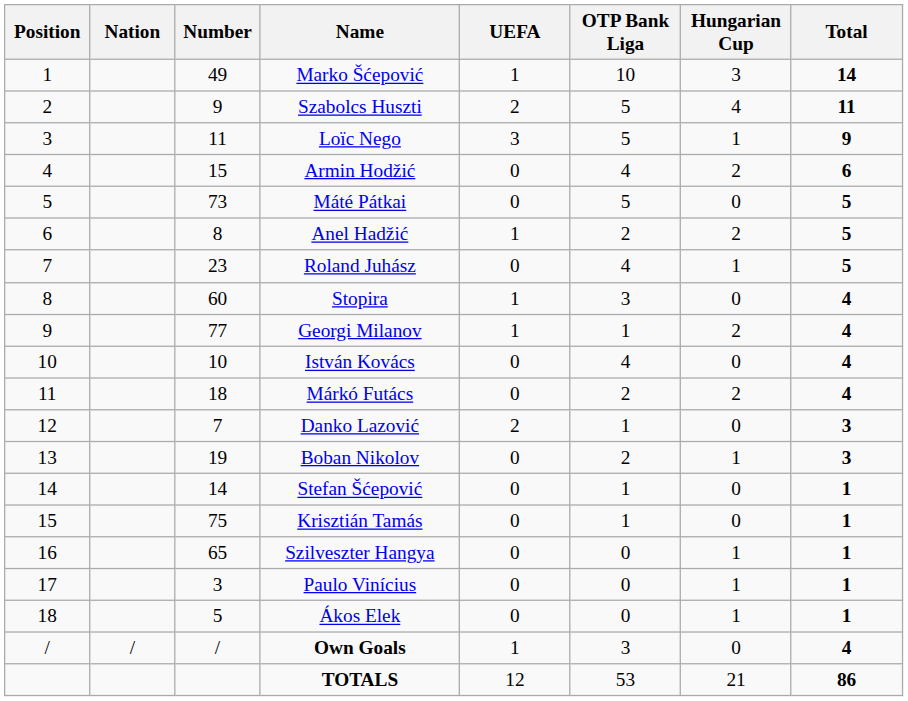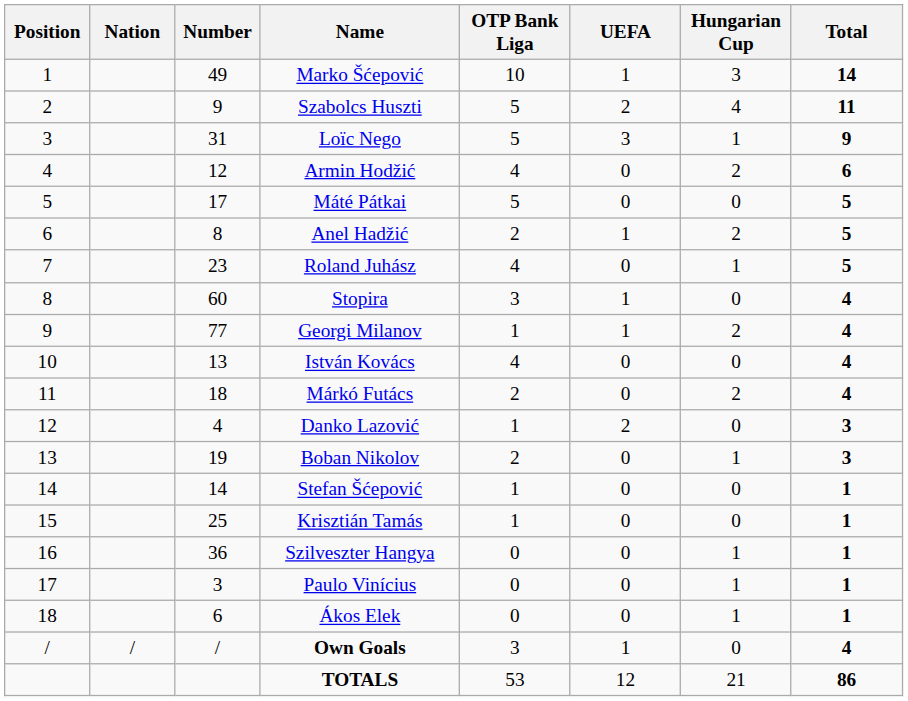columns swapped: (625, 32) <-> (515, 32)
(218, 138) 11 -> (218, 138) 31
(218, 170) 15 -> (218, 170) 12
(218, 202) 73 -> (218, 202) 17
(218, 361) 10 -> (218, 361) 13
(218, 425) 7 -> (218, 425) 4
(218, 520) 75 -> (218, 520) 25
(218, 552) 65 -> (218, 552) 36
(218, 616) 5 -> (218, 616) 6
